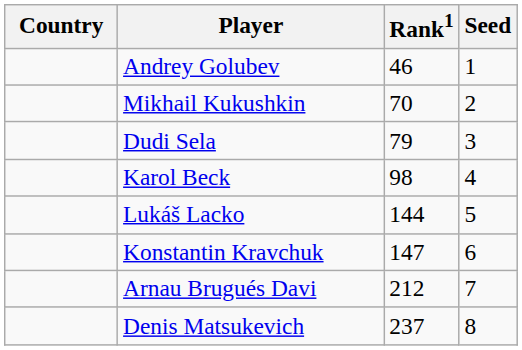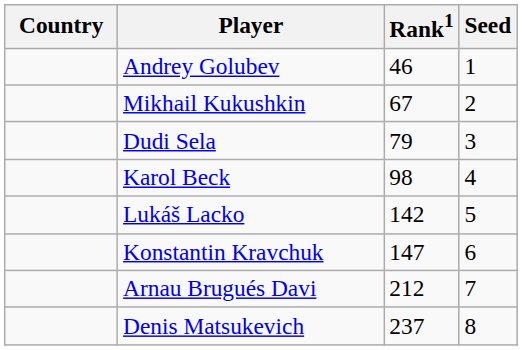(401, 103) 70 -> (401, 103) 67
(407, 214) 144 -> (407, 214) 142
